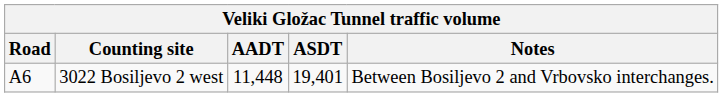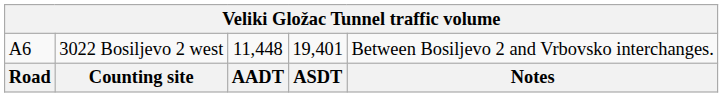rows swapped: (30, 48) <-> (20, 77)
